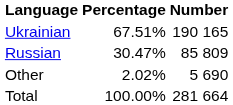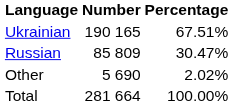columns swapped: (199, 10) <-> (124, 10)
